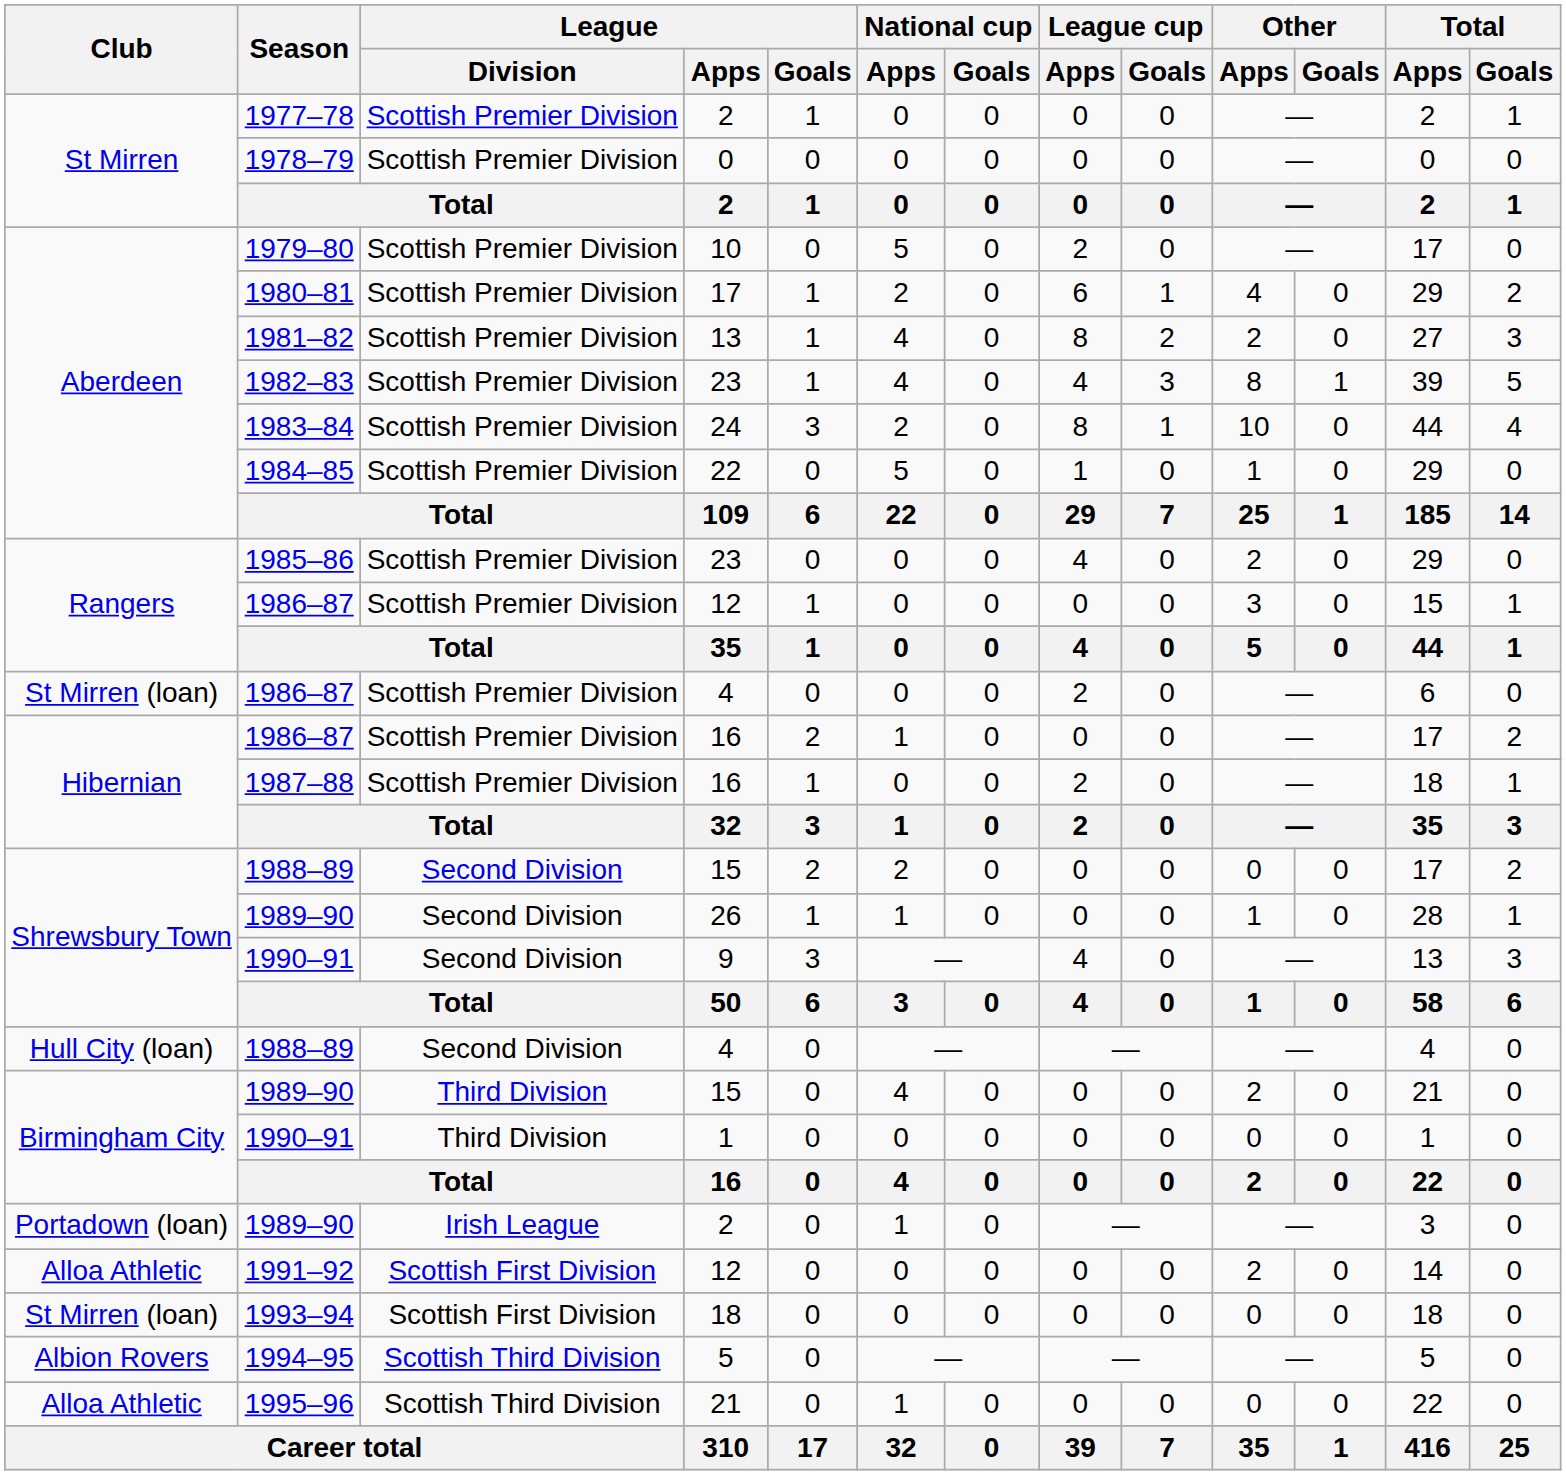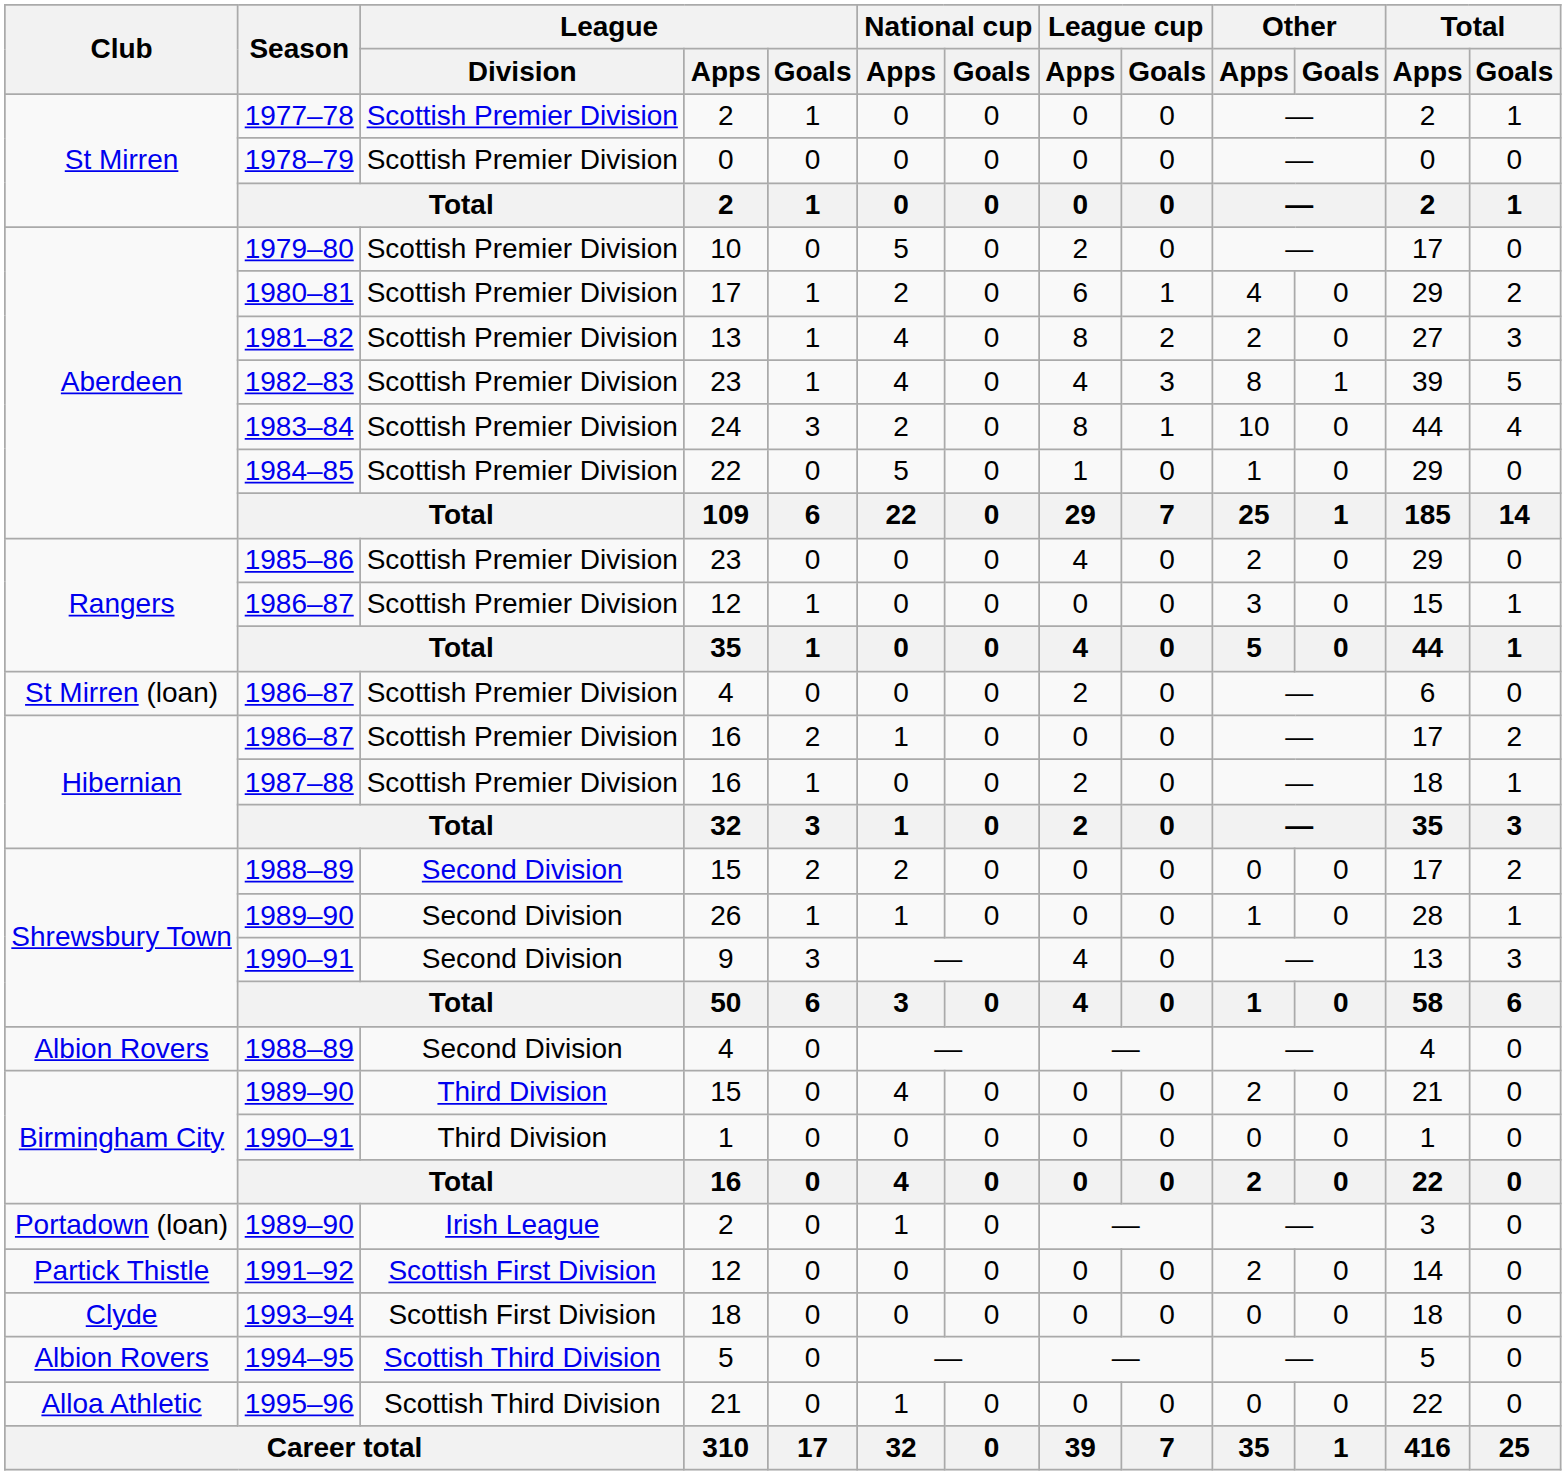(122, 1048) Hull City (loan) -> (122, 1048) Albion Rovers
(122, 1270) Alloa Athletic -> (122, 1270) Partick Thistle
(122, 1314) St Mirren (loan) -> (122, 1314) Clyde
